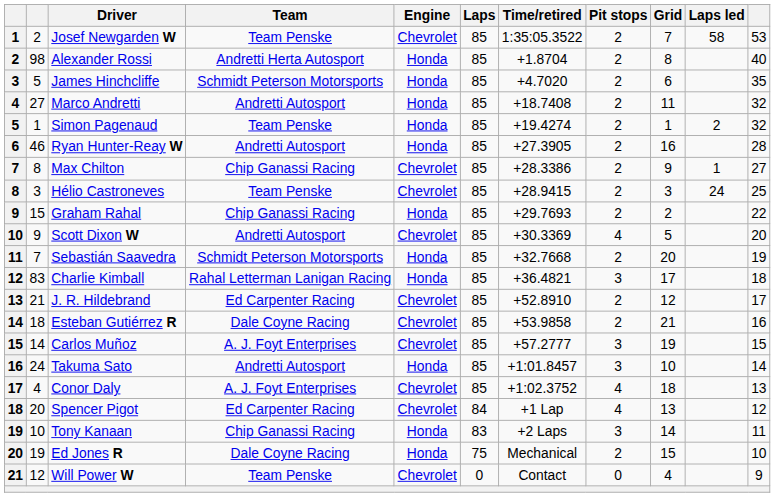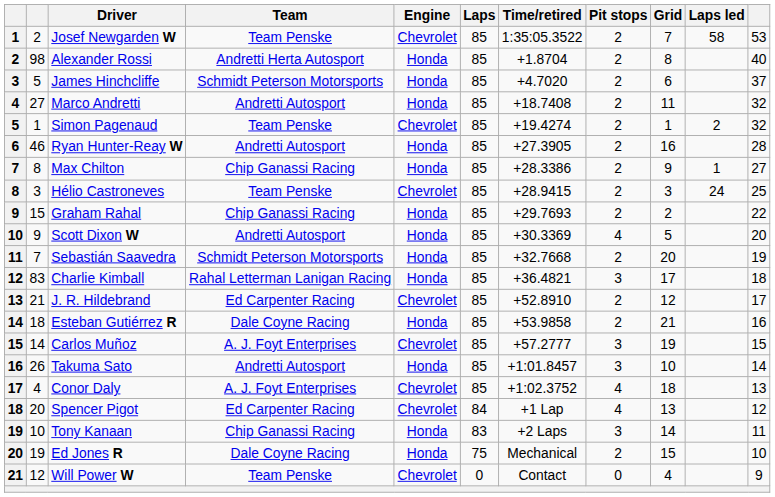(759, 81) 35 -> (759, 81) 37
(427, 125) Honda -> (427, 125) Chevrolet
(427, 169) Chevrolet -> (427, 169) Honda
(427, 235) Chevrolet -> (427, 235) Honda
(427, 322) Chevrolet -> (427, 322) Honda
(37, 366) 24 -> (37, 366) 26
